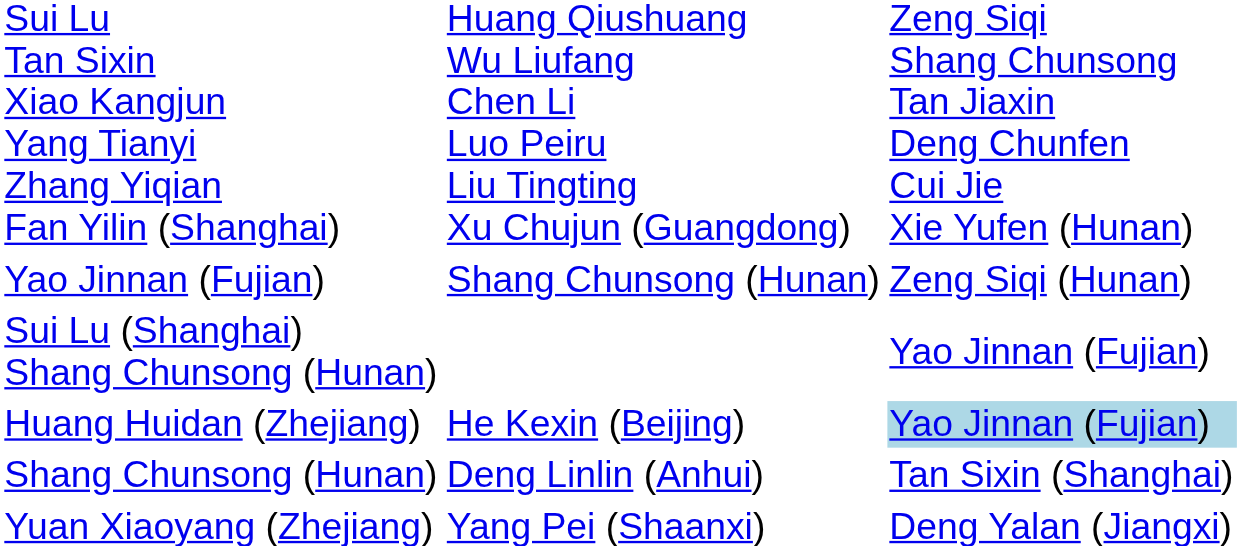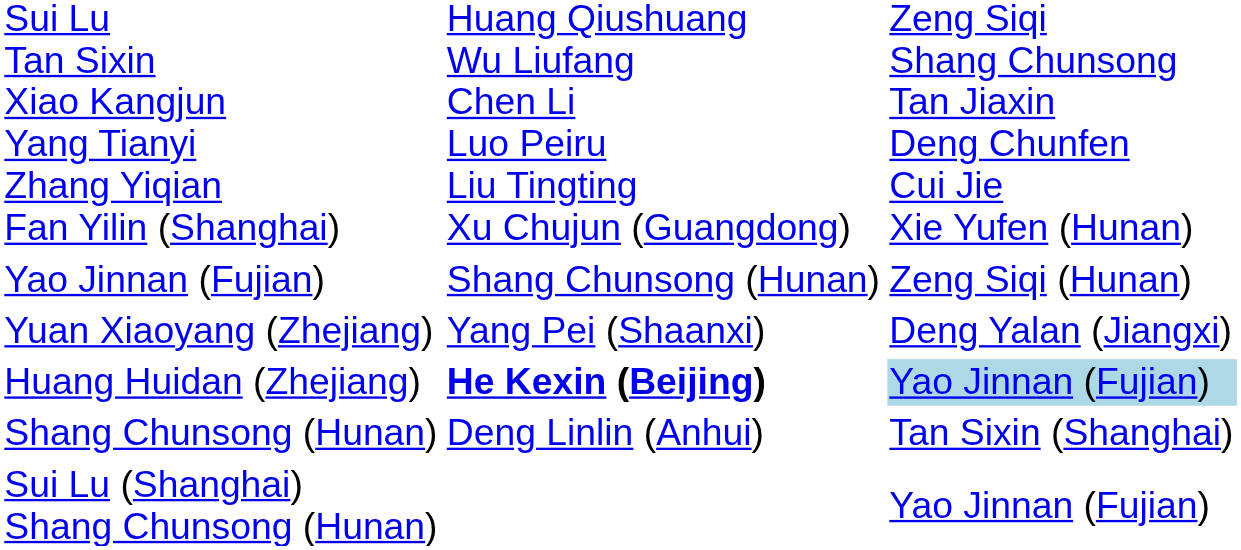rows swapped: (219, 526) <-> (221, 351)
(596, 423) normal -> (606, 381) bold
